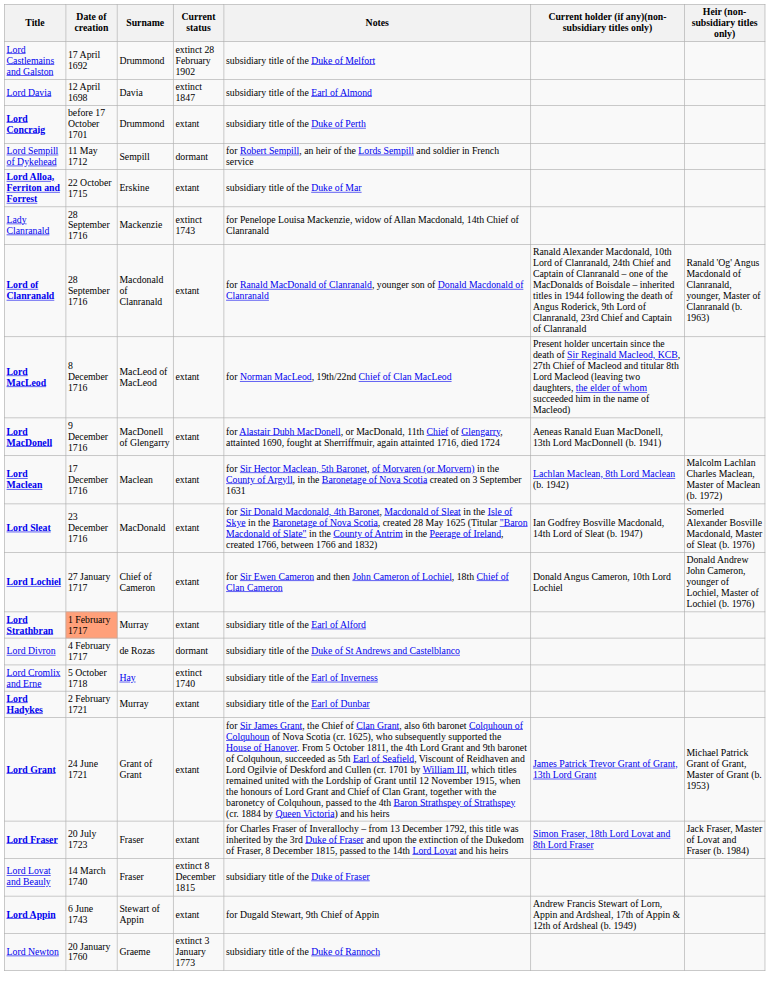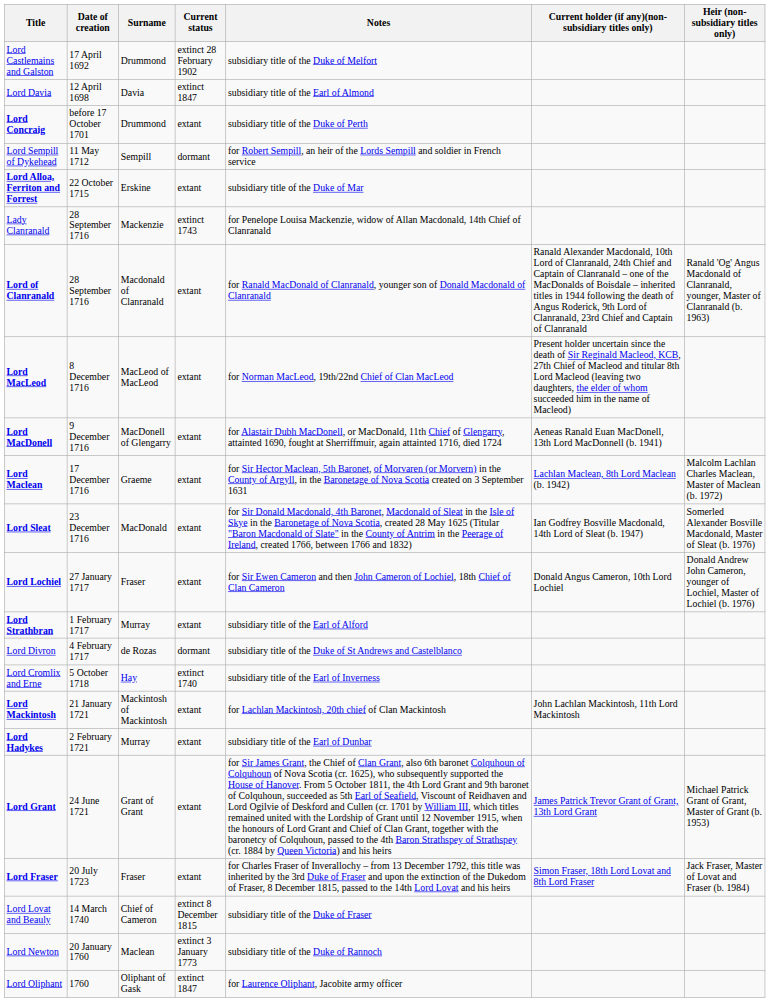(136, 479) Maclean -> (136, 479) Graeme
(137, 582) Chief of Cameron -> (133, 582) Fraser
(89, 625) lightsalmon background -> (91, 625) no background
+ row: (31, 710)
(132, 877) Fraser -> (139, 914) Chief of Cameron
- row: (31, 914)
(135, 952) Graeme -> (138, 952) Maclean
+ row: (34, 984)
